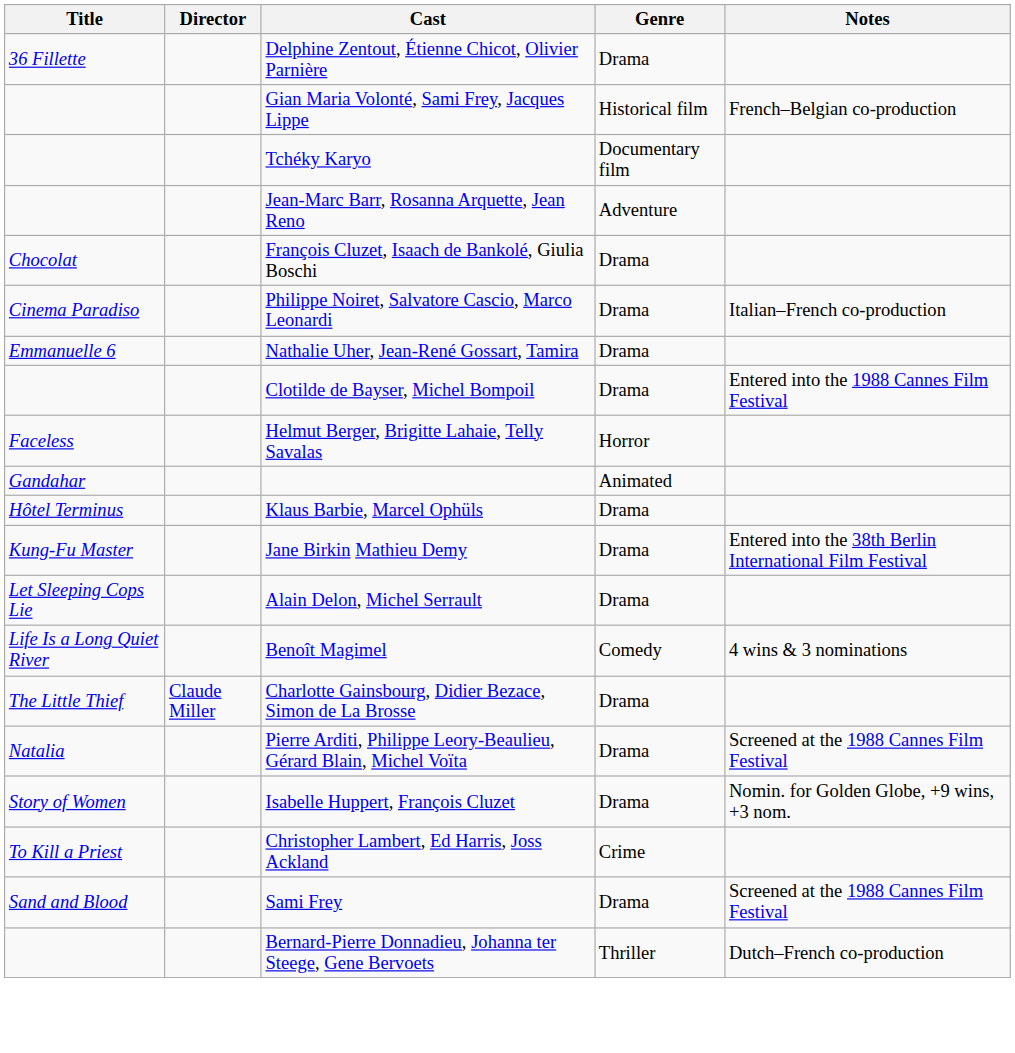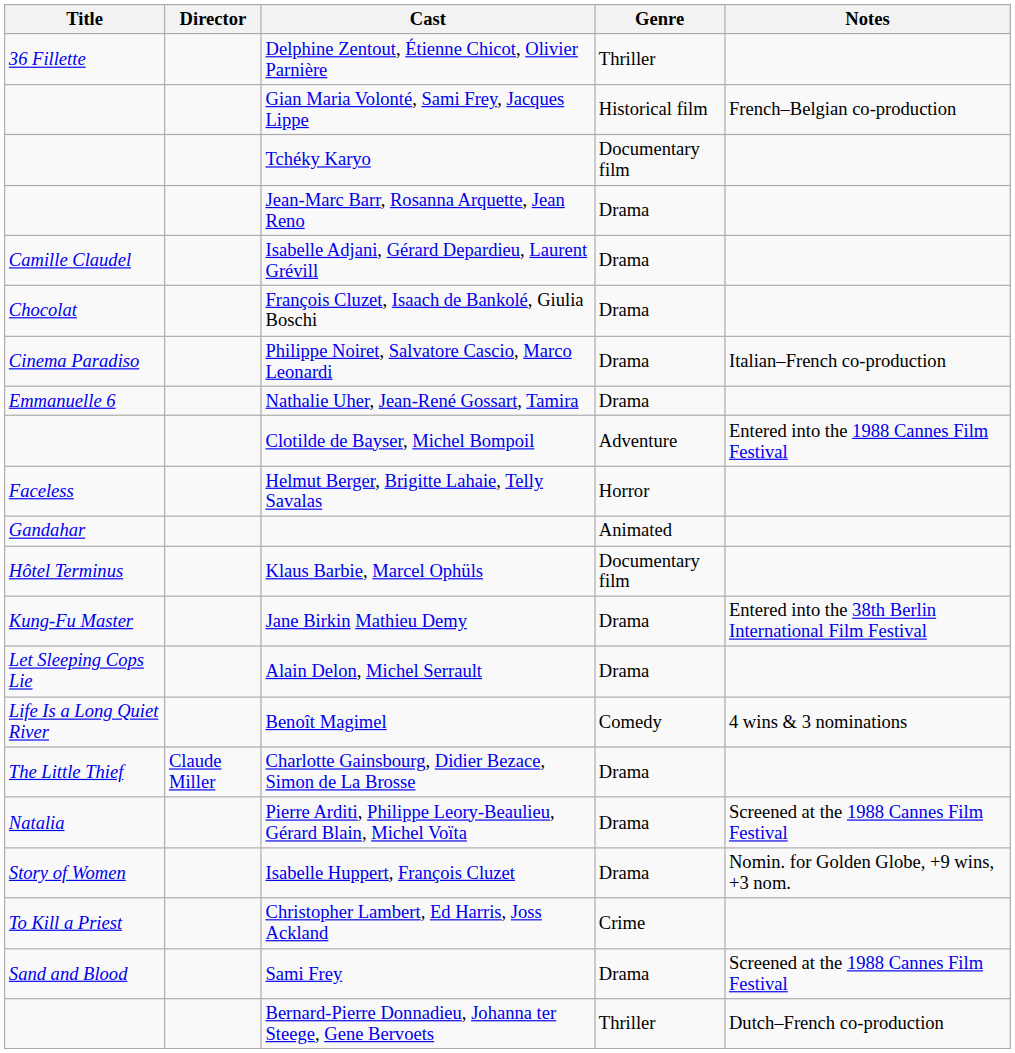(624, 59) Drama -> (627, 59) Thriller
(638, 210) Adventure -> (624, 210) Drama
+ row: (70, 260)
(624, 390) Drama -> (638, 440) Adventure
(624, 510) Drama -> (649, 570) Documentary film
